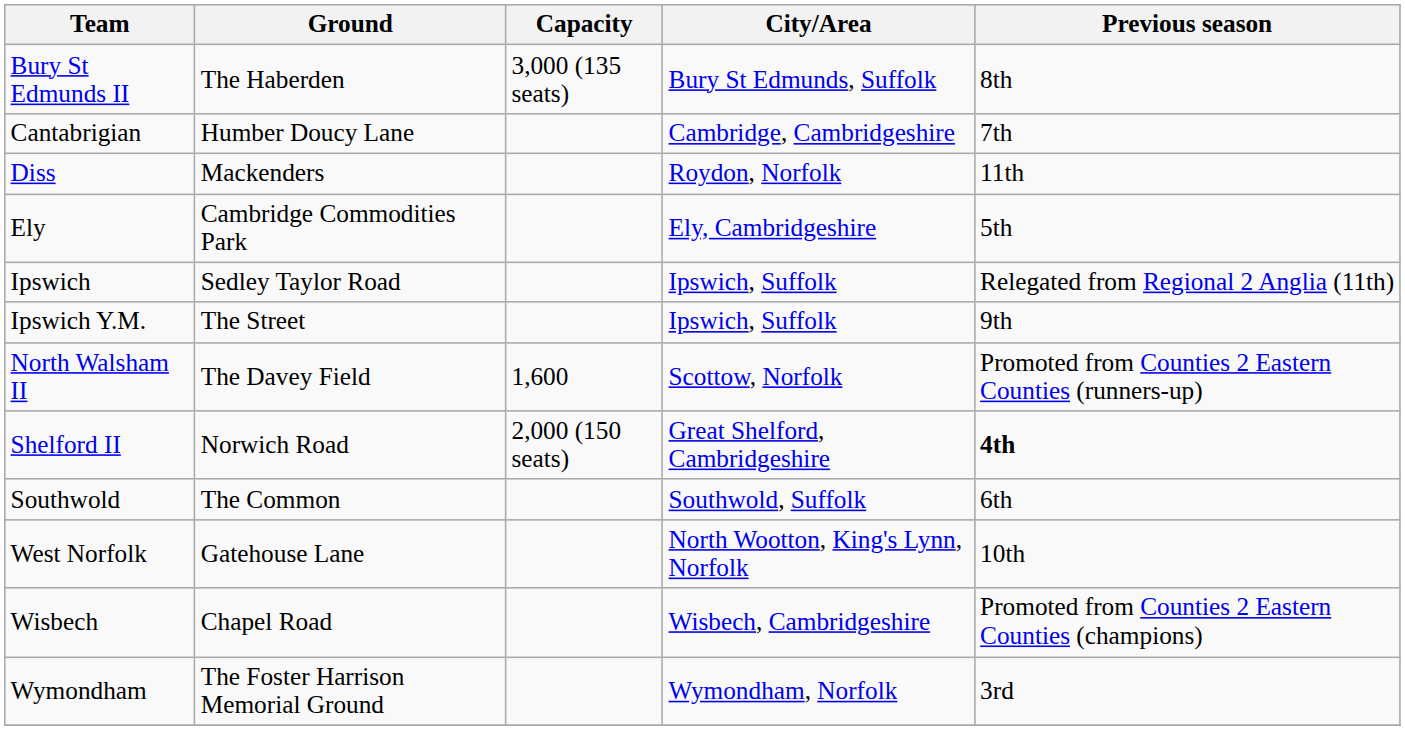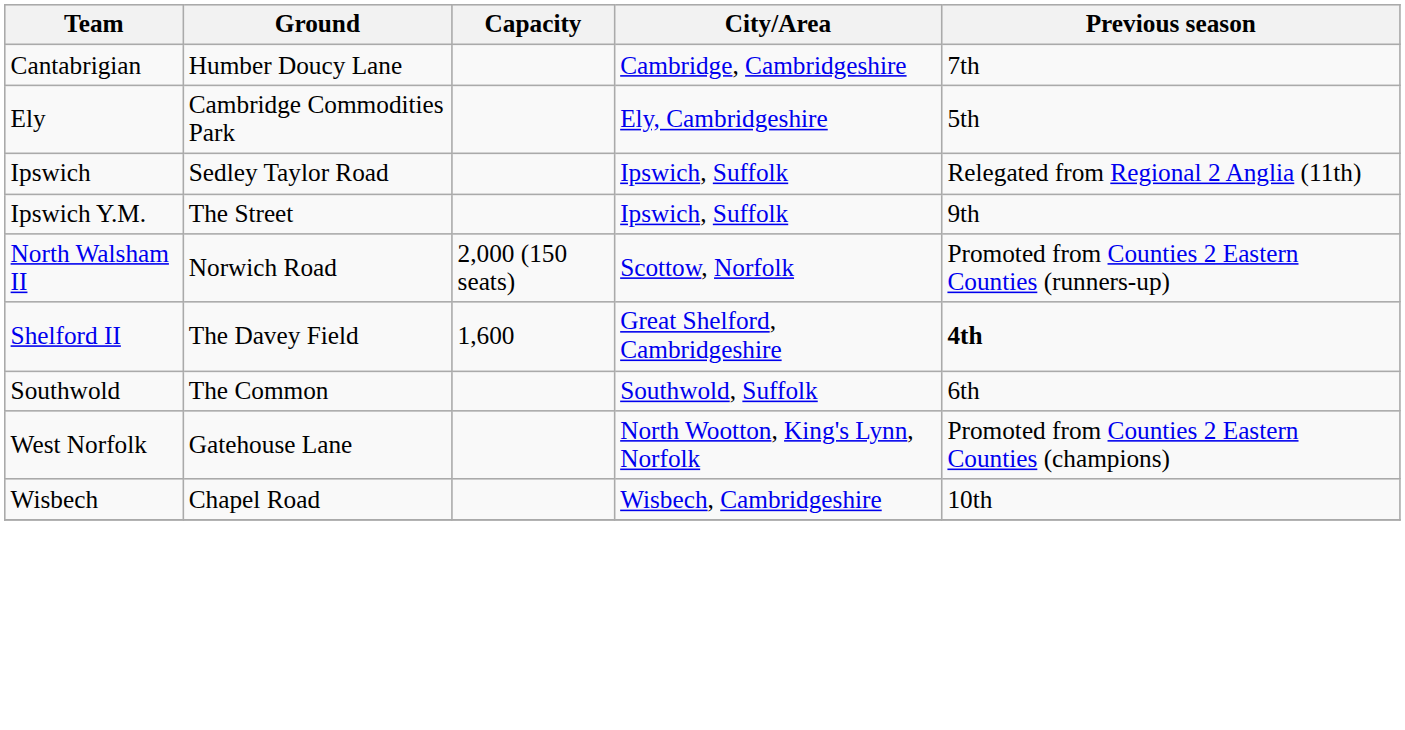- row: (70, 78)
- row: (33, 173)
(286, 376) The Davey Field -> (263, 267) Norwich Road
(540, 376) 1,600 -> (512, 267) 2,000 (150 seats)
(275, 444) Norwich Road -> (274, 336) The Davey Field
(566, 444) 2,000 (150 seats) -> (486, 336) 1,600
(1003, 553) 10th -> (1123, 444) Promoted from Counties 2 Eastern Counties (champions)
(1156, 621) Promoted from Counties 2 Eastern Counties (champions) -> (970, 499) 10th
- row: (79, 690)
